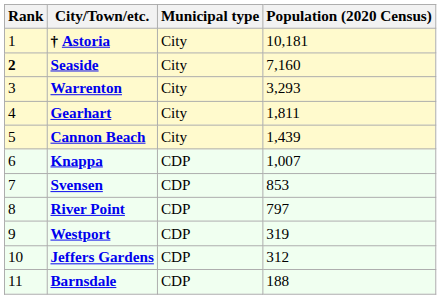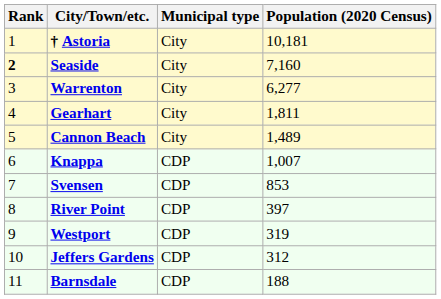(283, 88) 3,293 -> (283, 88) 6,277
(283, 137) 1,439 -> (283, 137) 1,489
(278, 209) 797 -> (278, 209) 397
